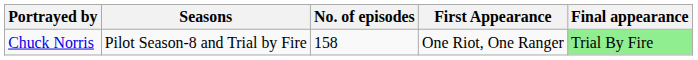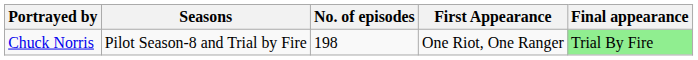(326, 42) 158 -> (326, 42) 198
